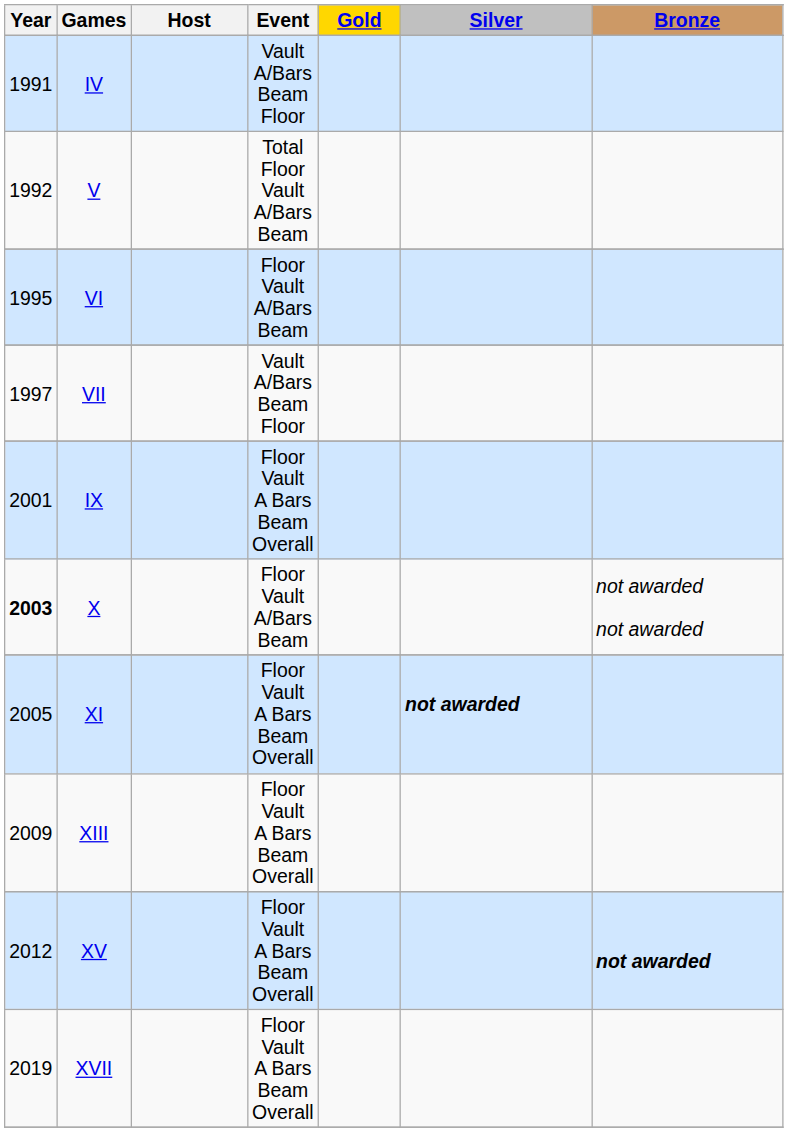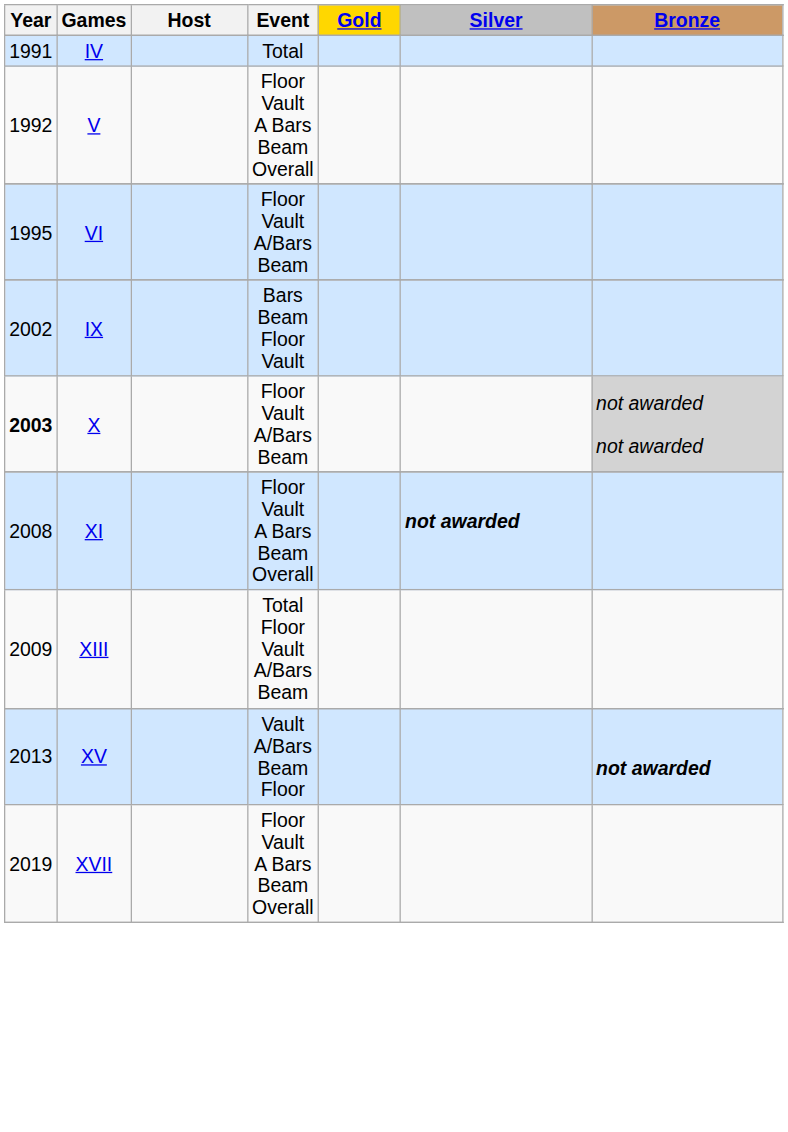(283, 84) Vault A/Bars Beam Floor -> (283, 51) Total
(283, 191) Total Floor Vault A/Bars Beam -> (283, 125) Floor Vault A Bars Beam Overall
- row: (94, 394)
(31, 501) 2001 -> (31, 328) 2002
(283, 501) Floor Vault A Bars Beam Overall -> (283, 328) Bars Beam Floor Vault
(650, 608) no background -> (650, 424) lightgrey background
(31, 715) 2005 -> (31, 531) 2008
(283, 832) Floor Vault A Bars Beam Overall -> (283, 649) Total Floor Vault A/Bars Beam
(31, 950) 2012 -> (31, 756) 2013
(283, 950) Floor Vault A Bars Beam Overall -> (283, 756) Vault A/Bars Beam Floor
